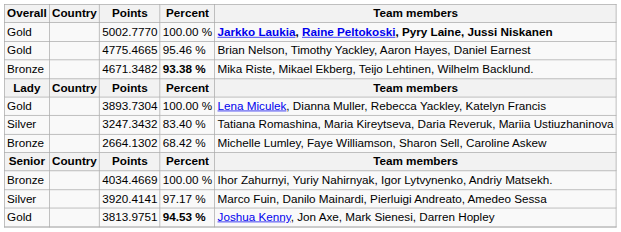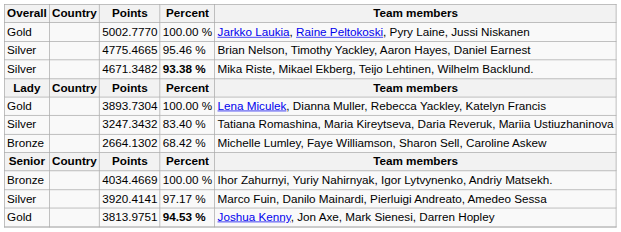(385, 32) bold -> (374, 32) normal
(19, 50) Gold -> (22, 50) Silver
(26, 69) Bronze -> (22, 69) Silver
